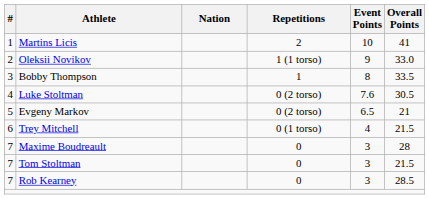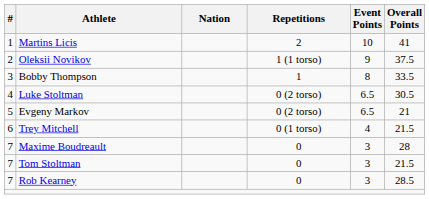(404, 59) 33.0 -> (404, 59) 37.5
(367, 94) 7.6 -> (367, 94) 6.5
